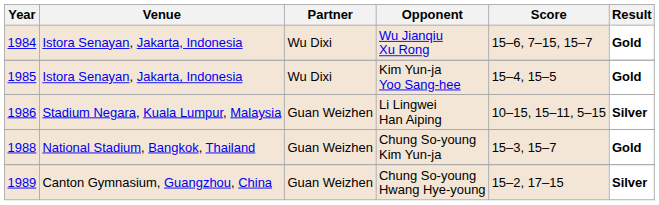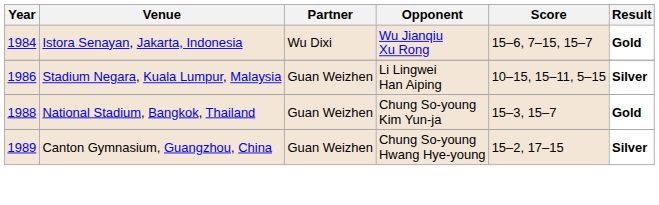- row: (420, 78)
